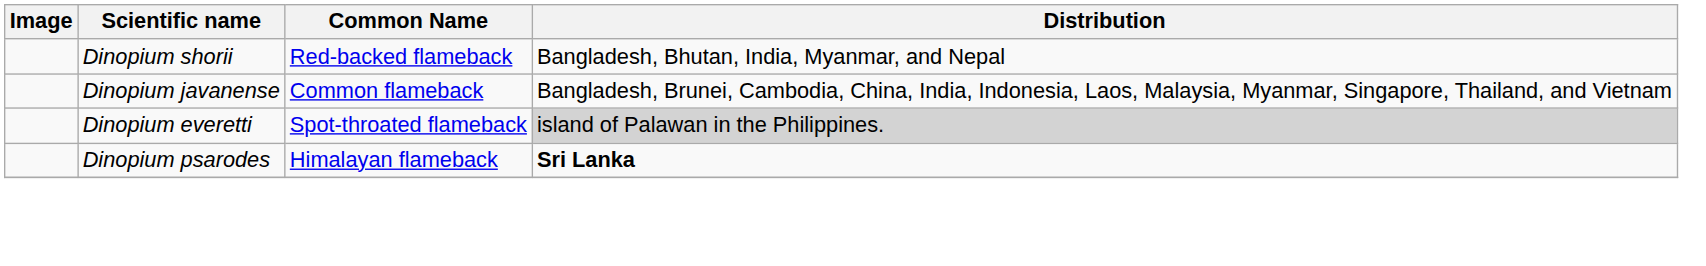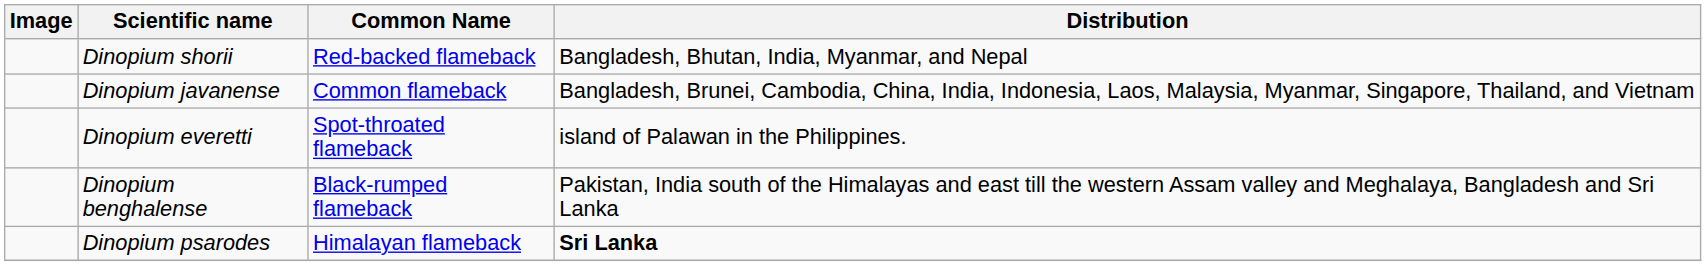(711, 125) lightgrey background -> (733, 137) no background
+ row: (145, 196)
